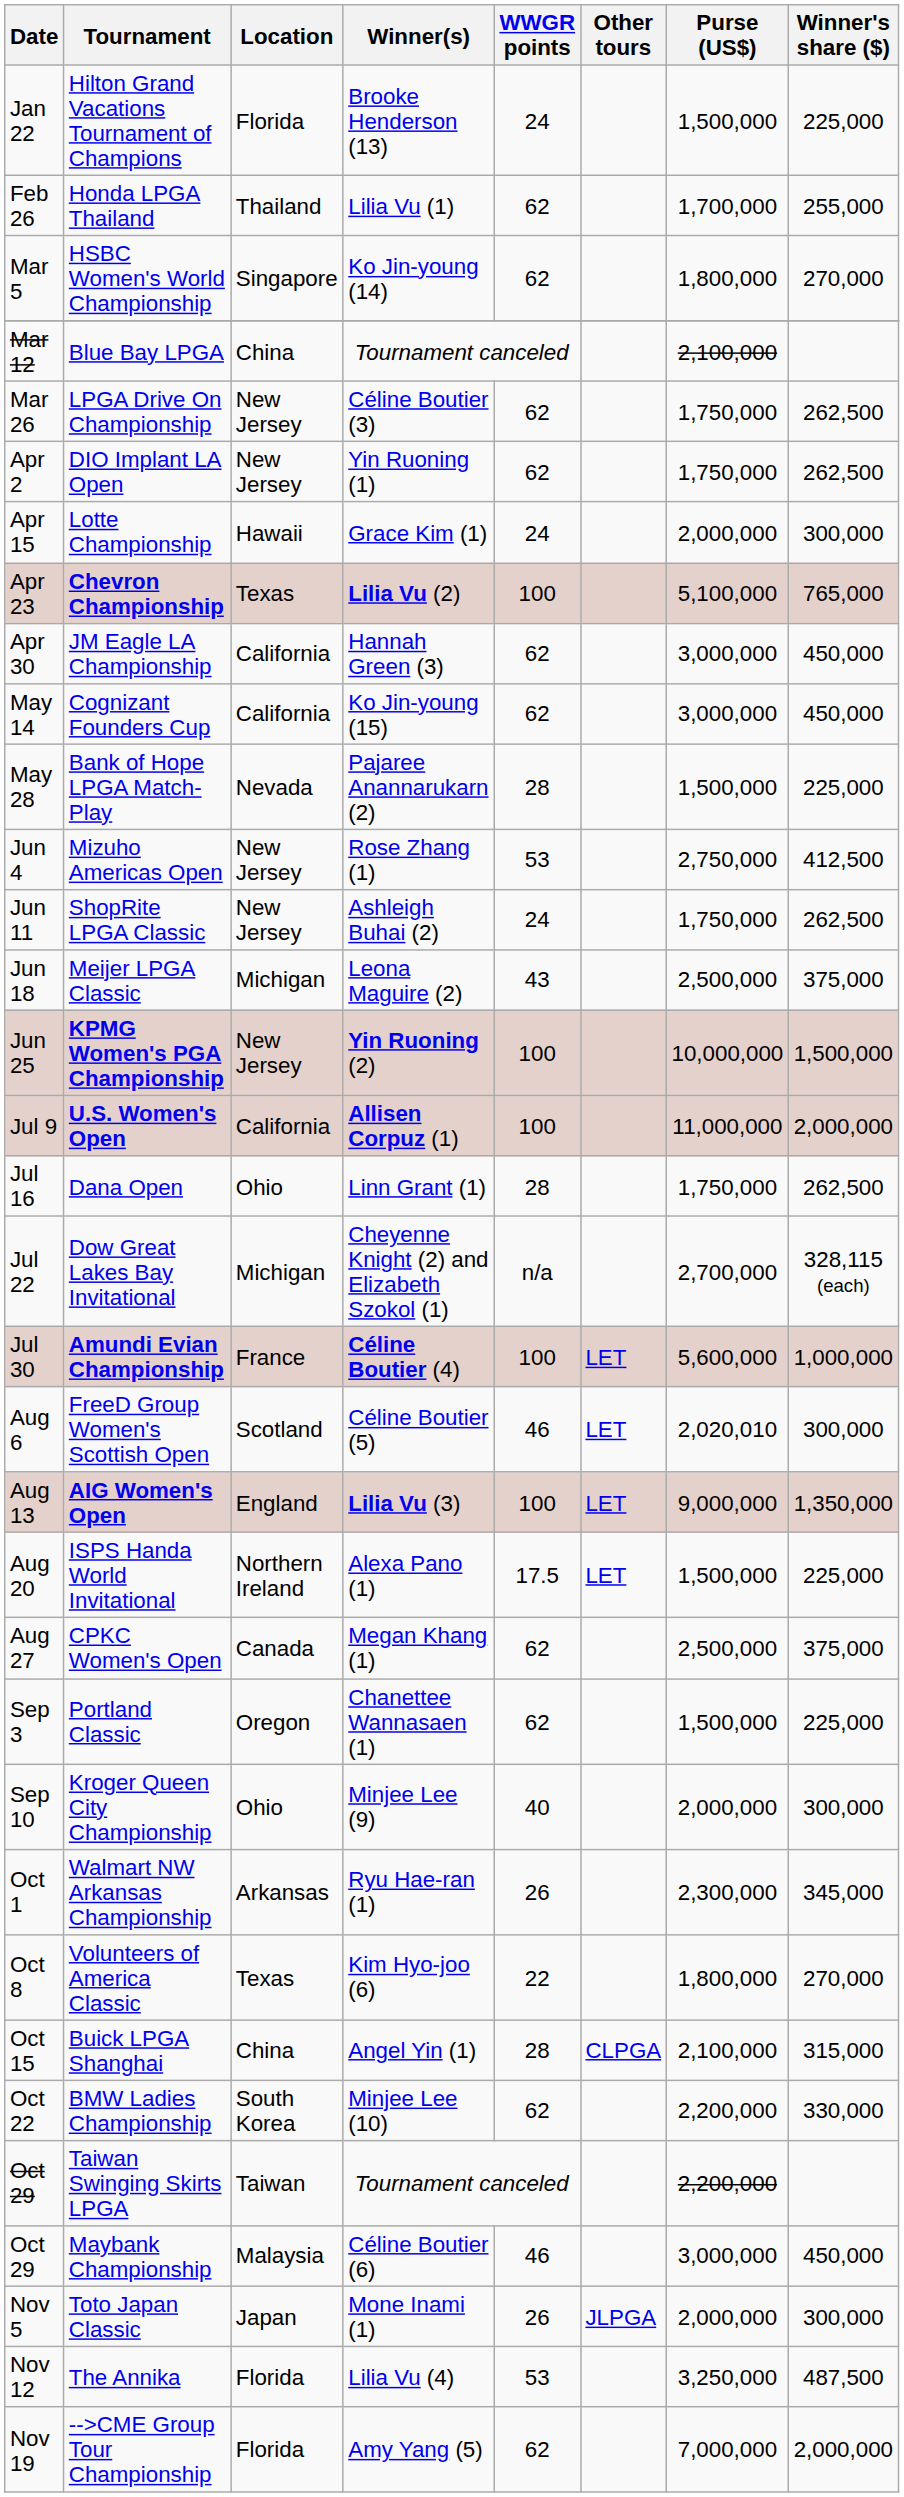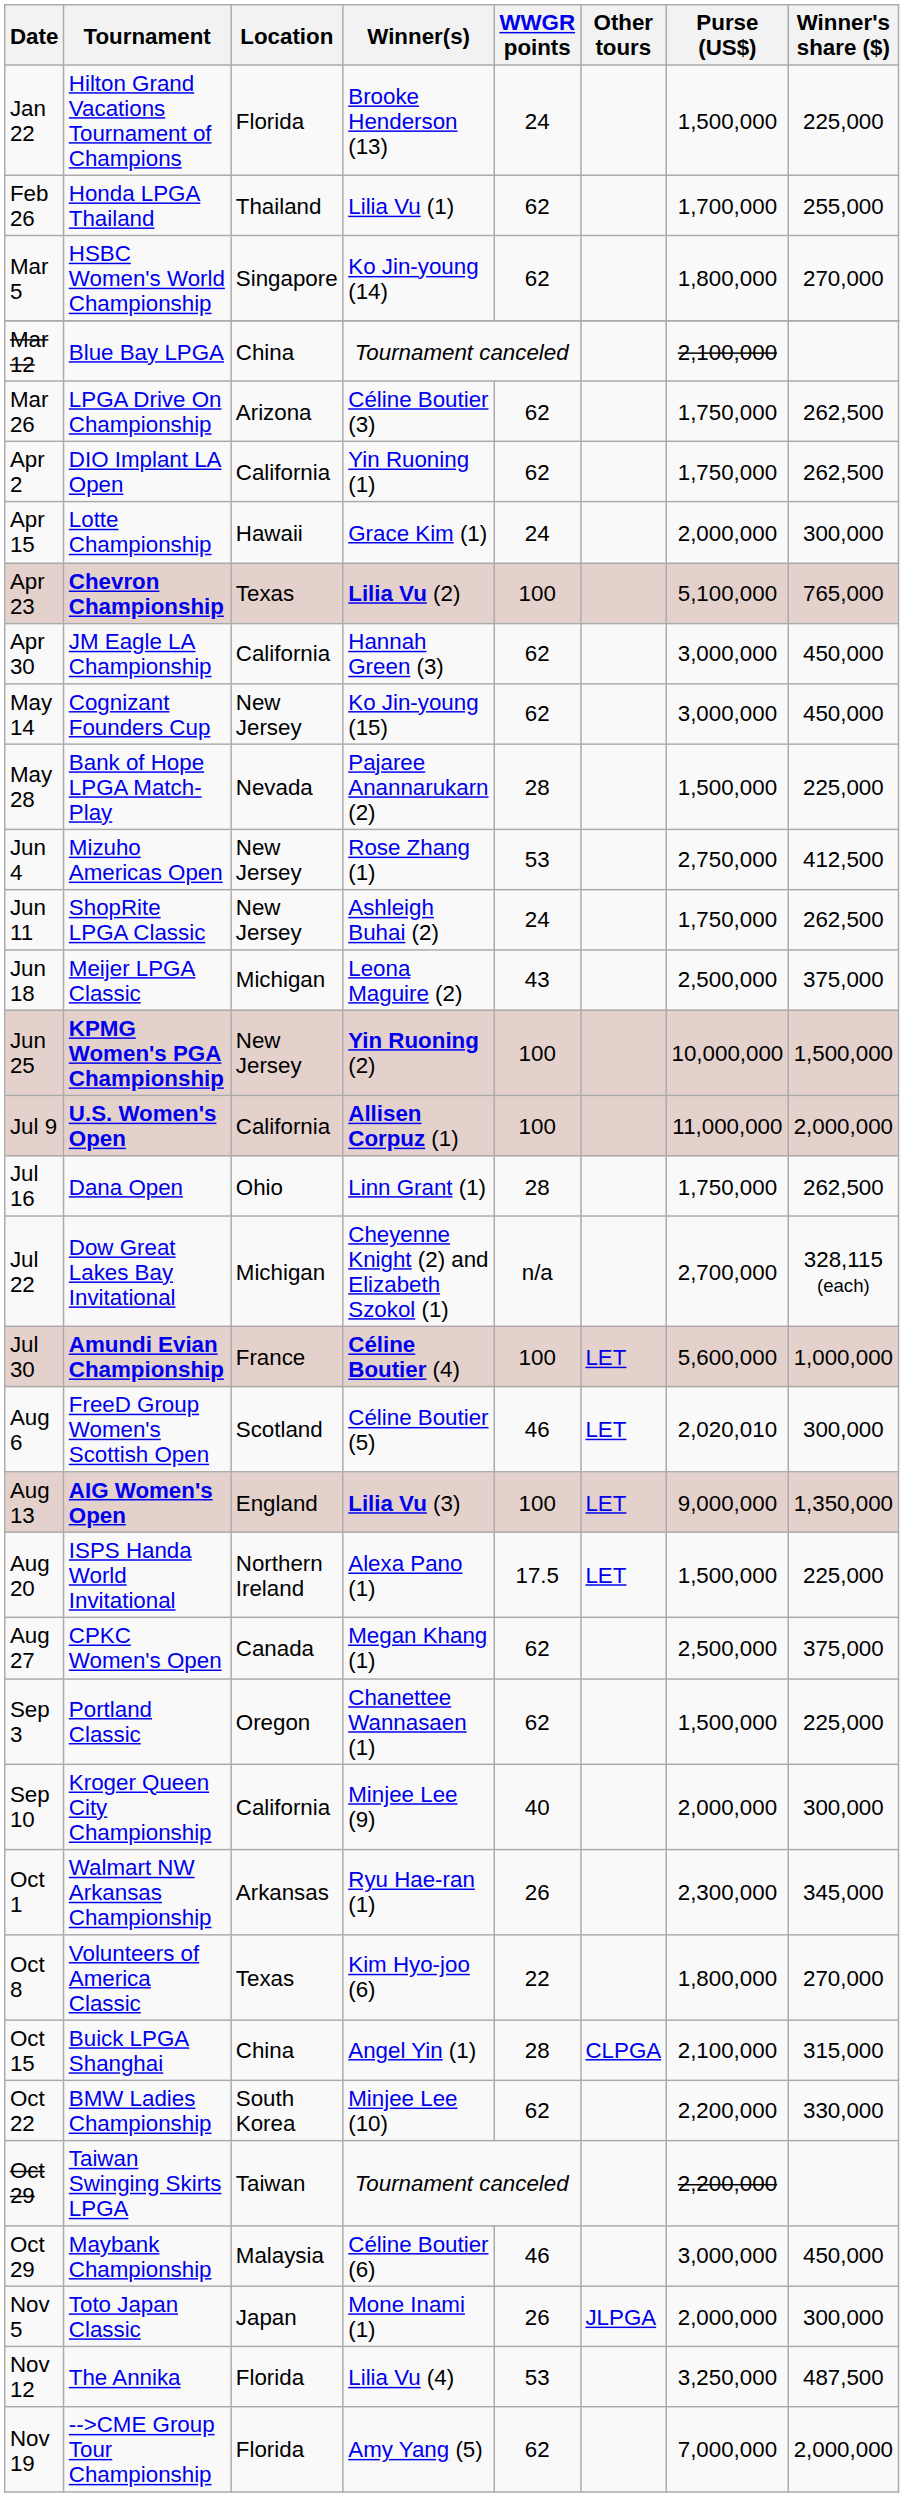(269, 412) New Jersey -> (274, 412) Arizona
(269, 472) New Jersey -> (283, 472) California
(283, 714) California -> (269, 714) New Jersey
(259, 1807) Ohio -> (283, 1807) California
